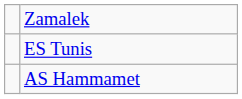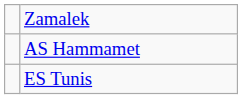rows swapped: (58, 49) <-> (82, 78)
